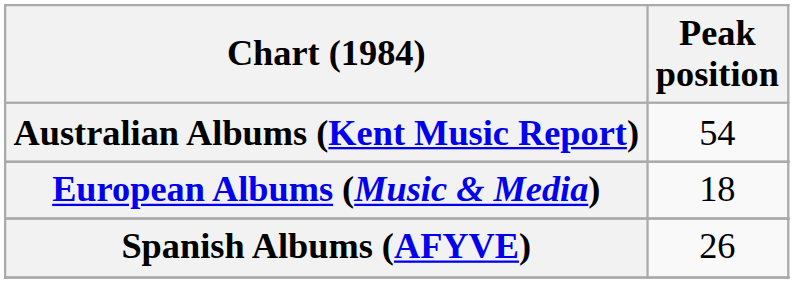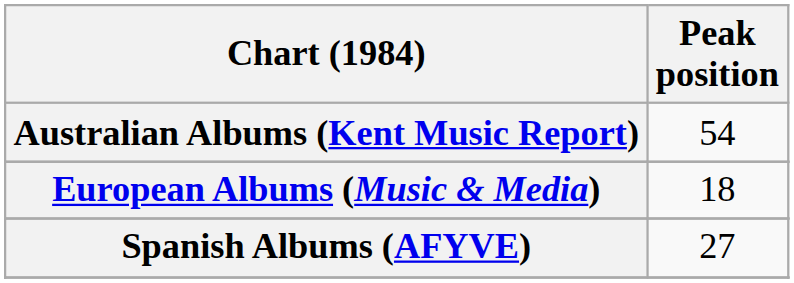(717, 246) 26 -> (717, 246) 27
